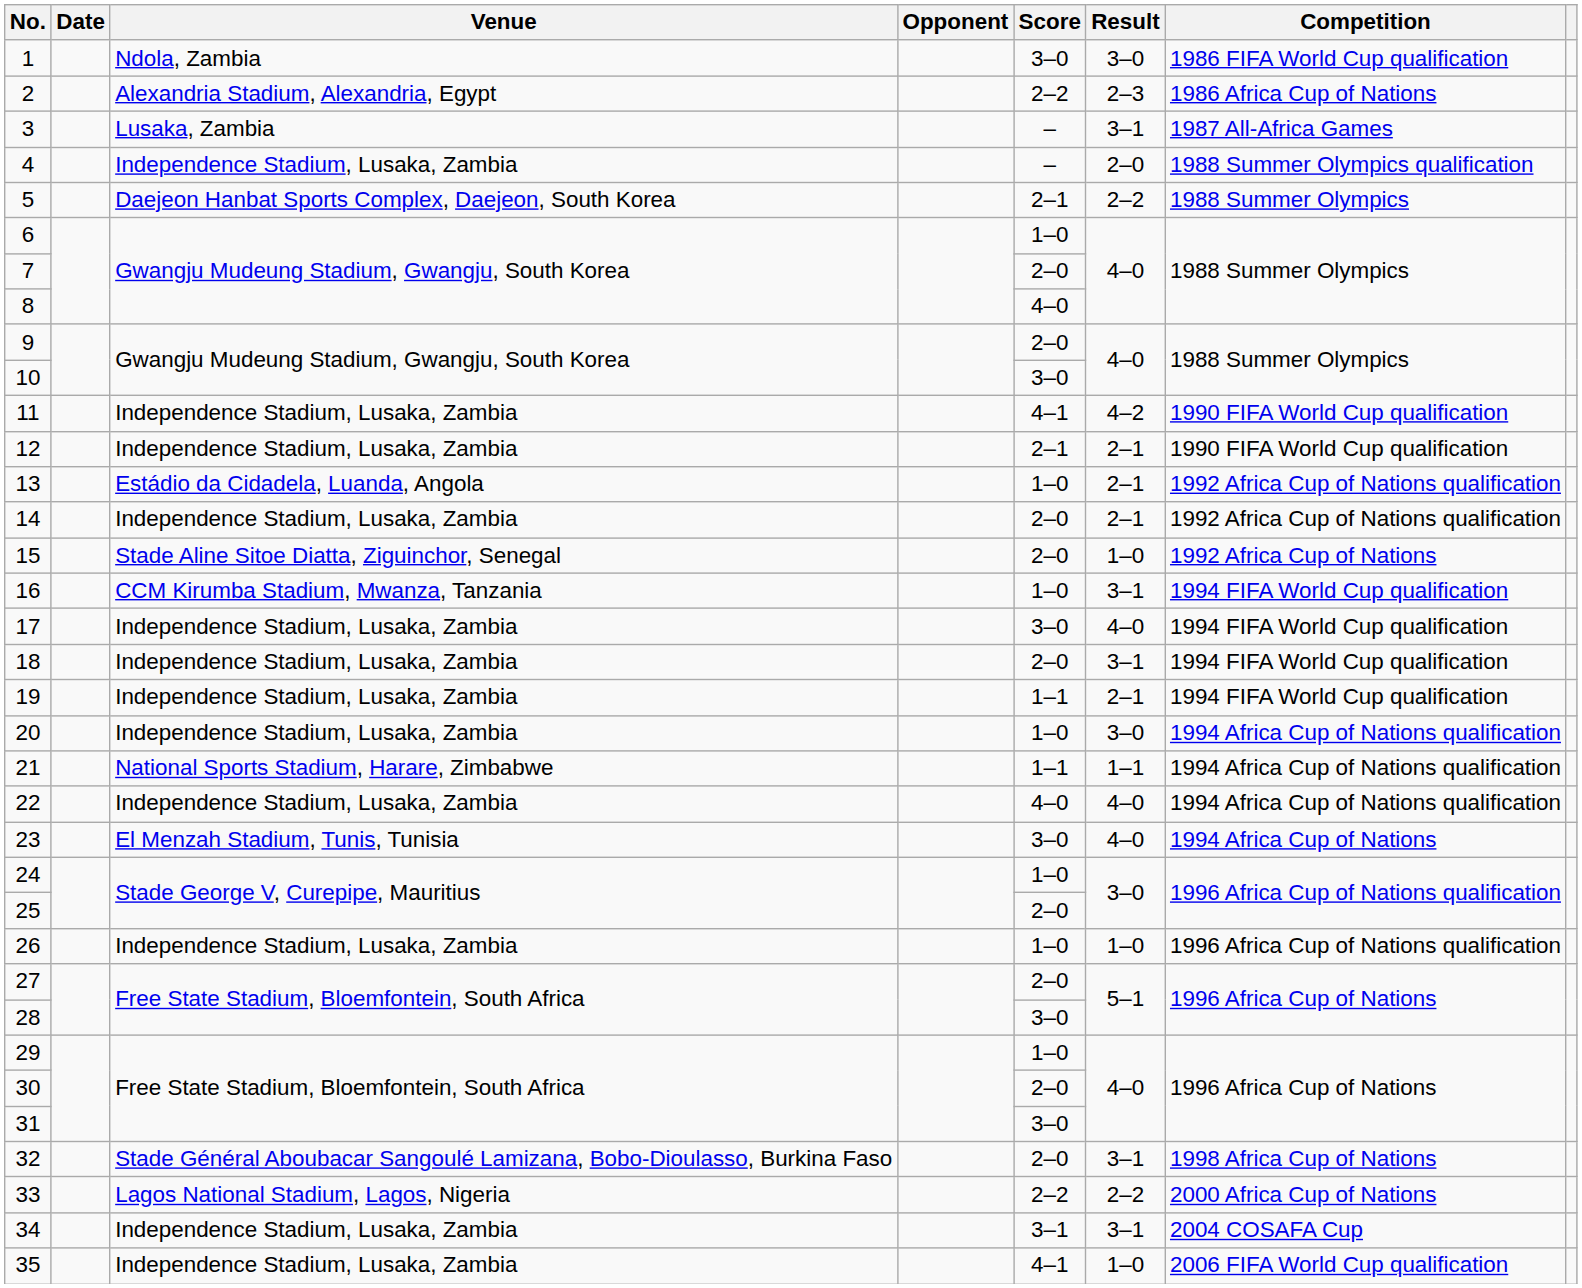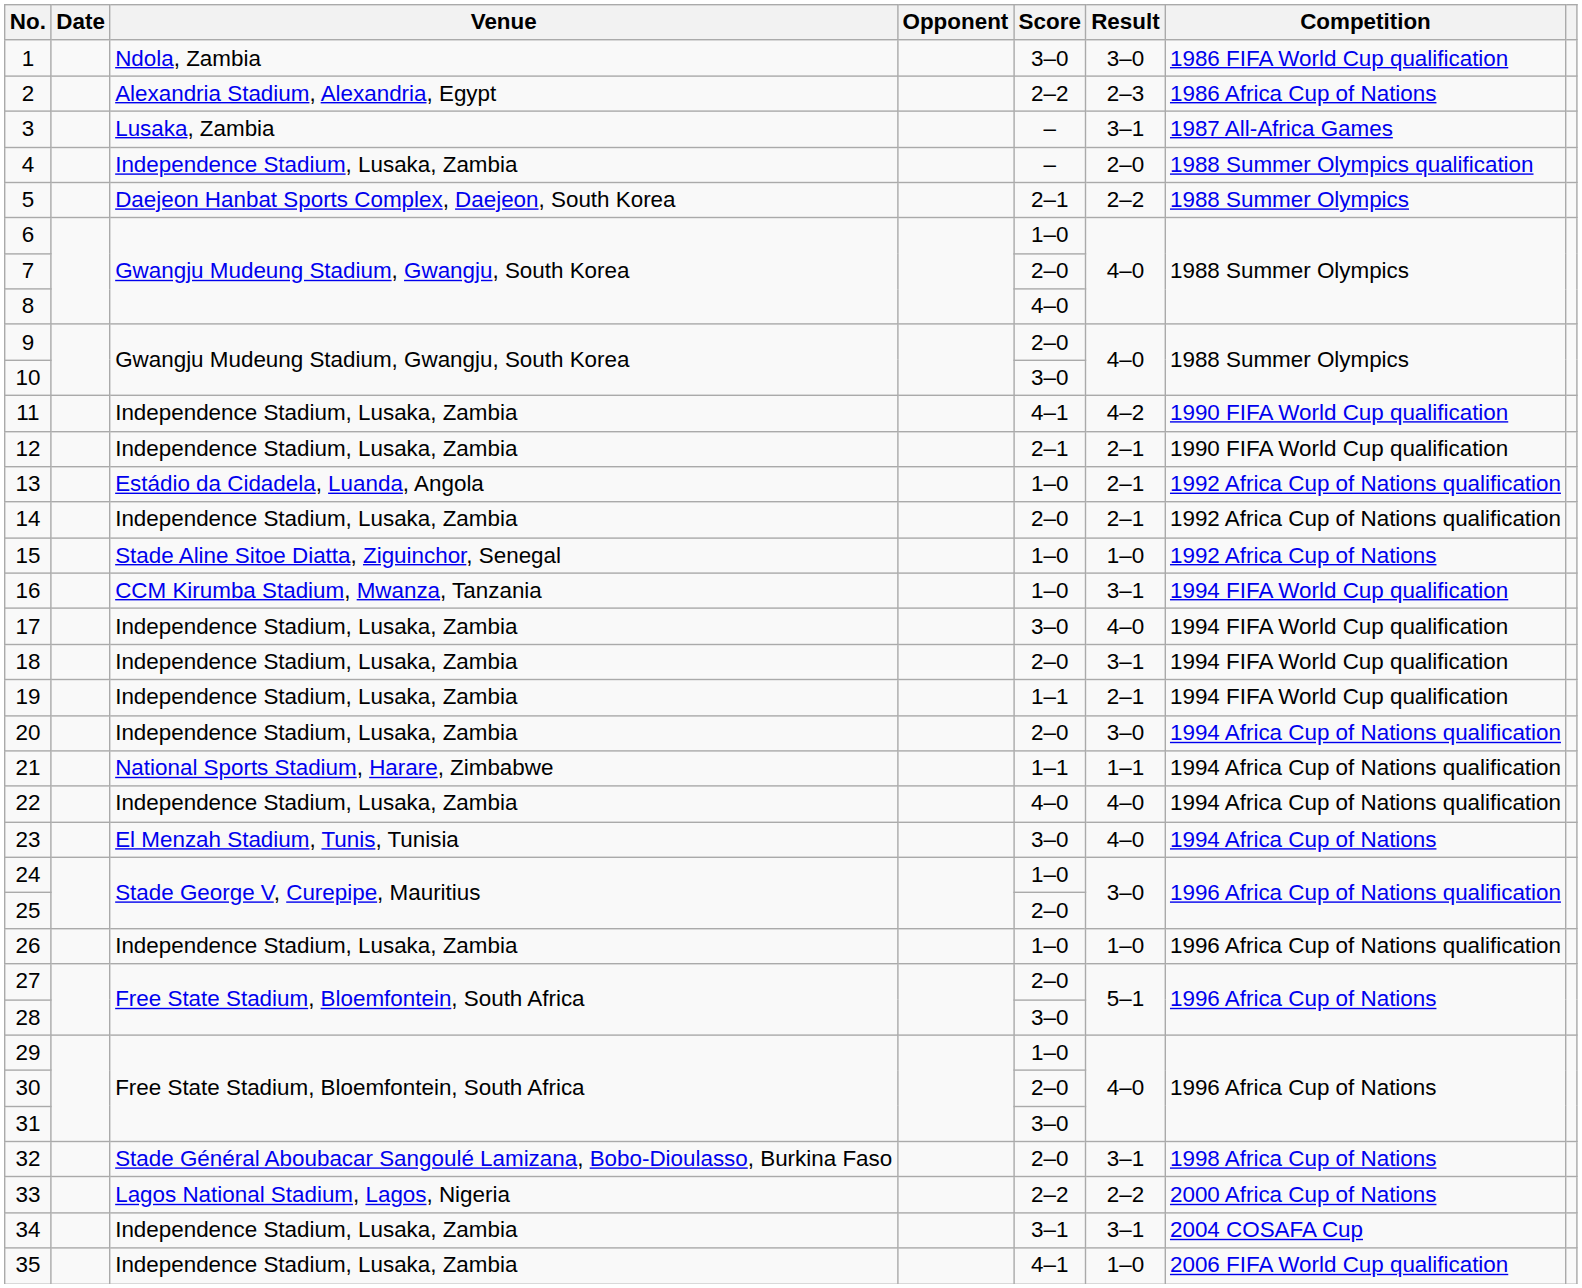(1050, 555) 2–0 -> (1050, 555) 1–0
(1050, 732) 1–0 -> (1050, 732) 2–0
